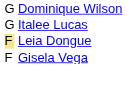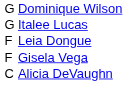(9, 41) khaki background -> (9, 41) no background
+ row: (65, 73)
